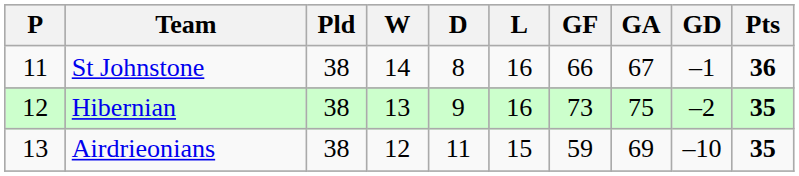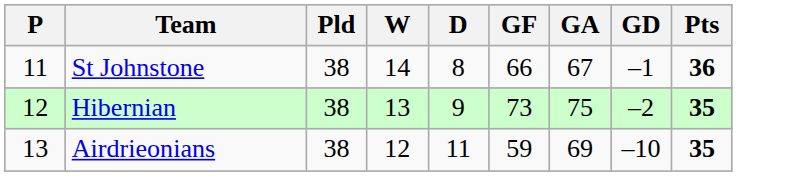- column: (519, 25)
